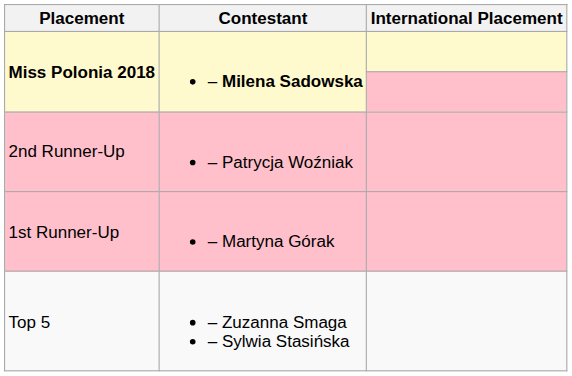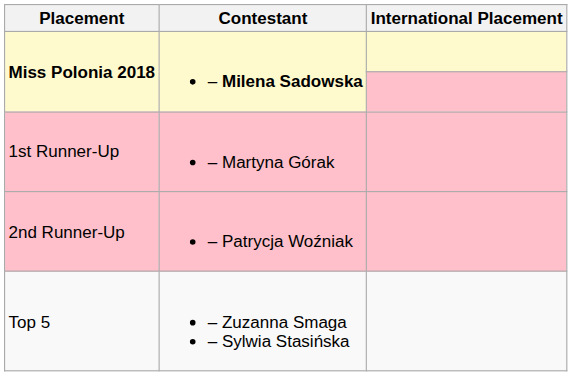rows swapped: (64, 232) <-> (67, 152)
